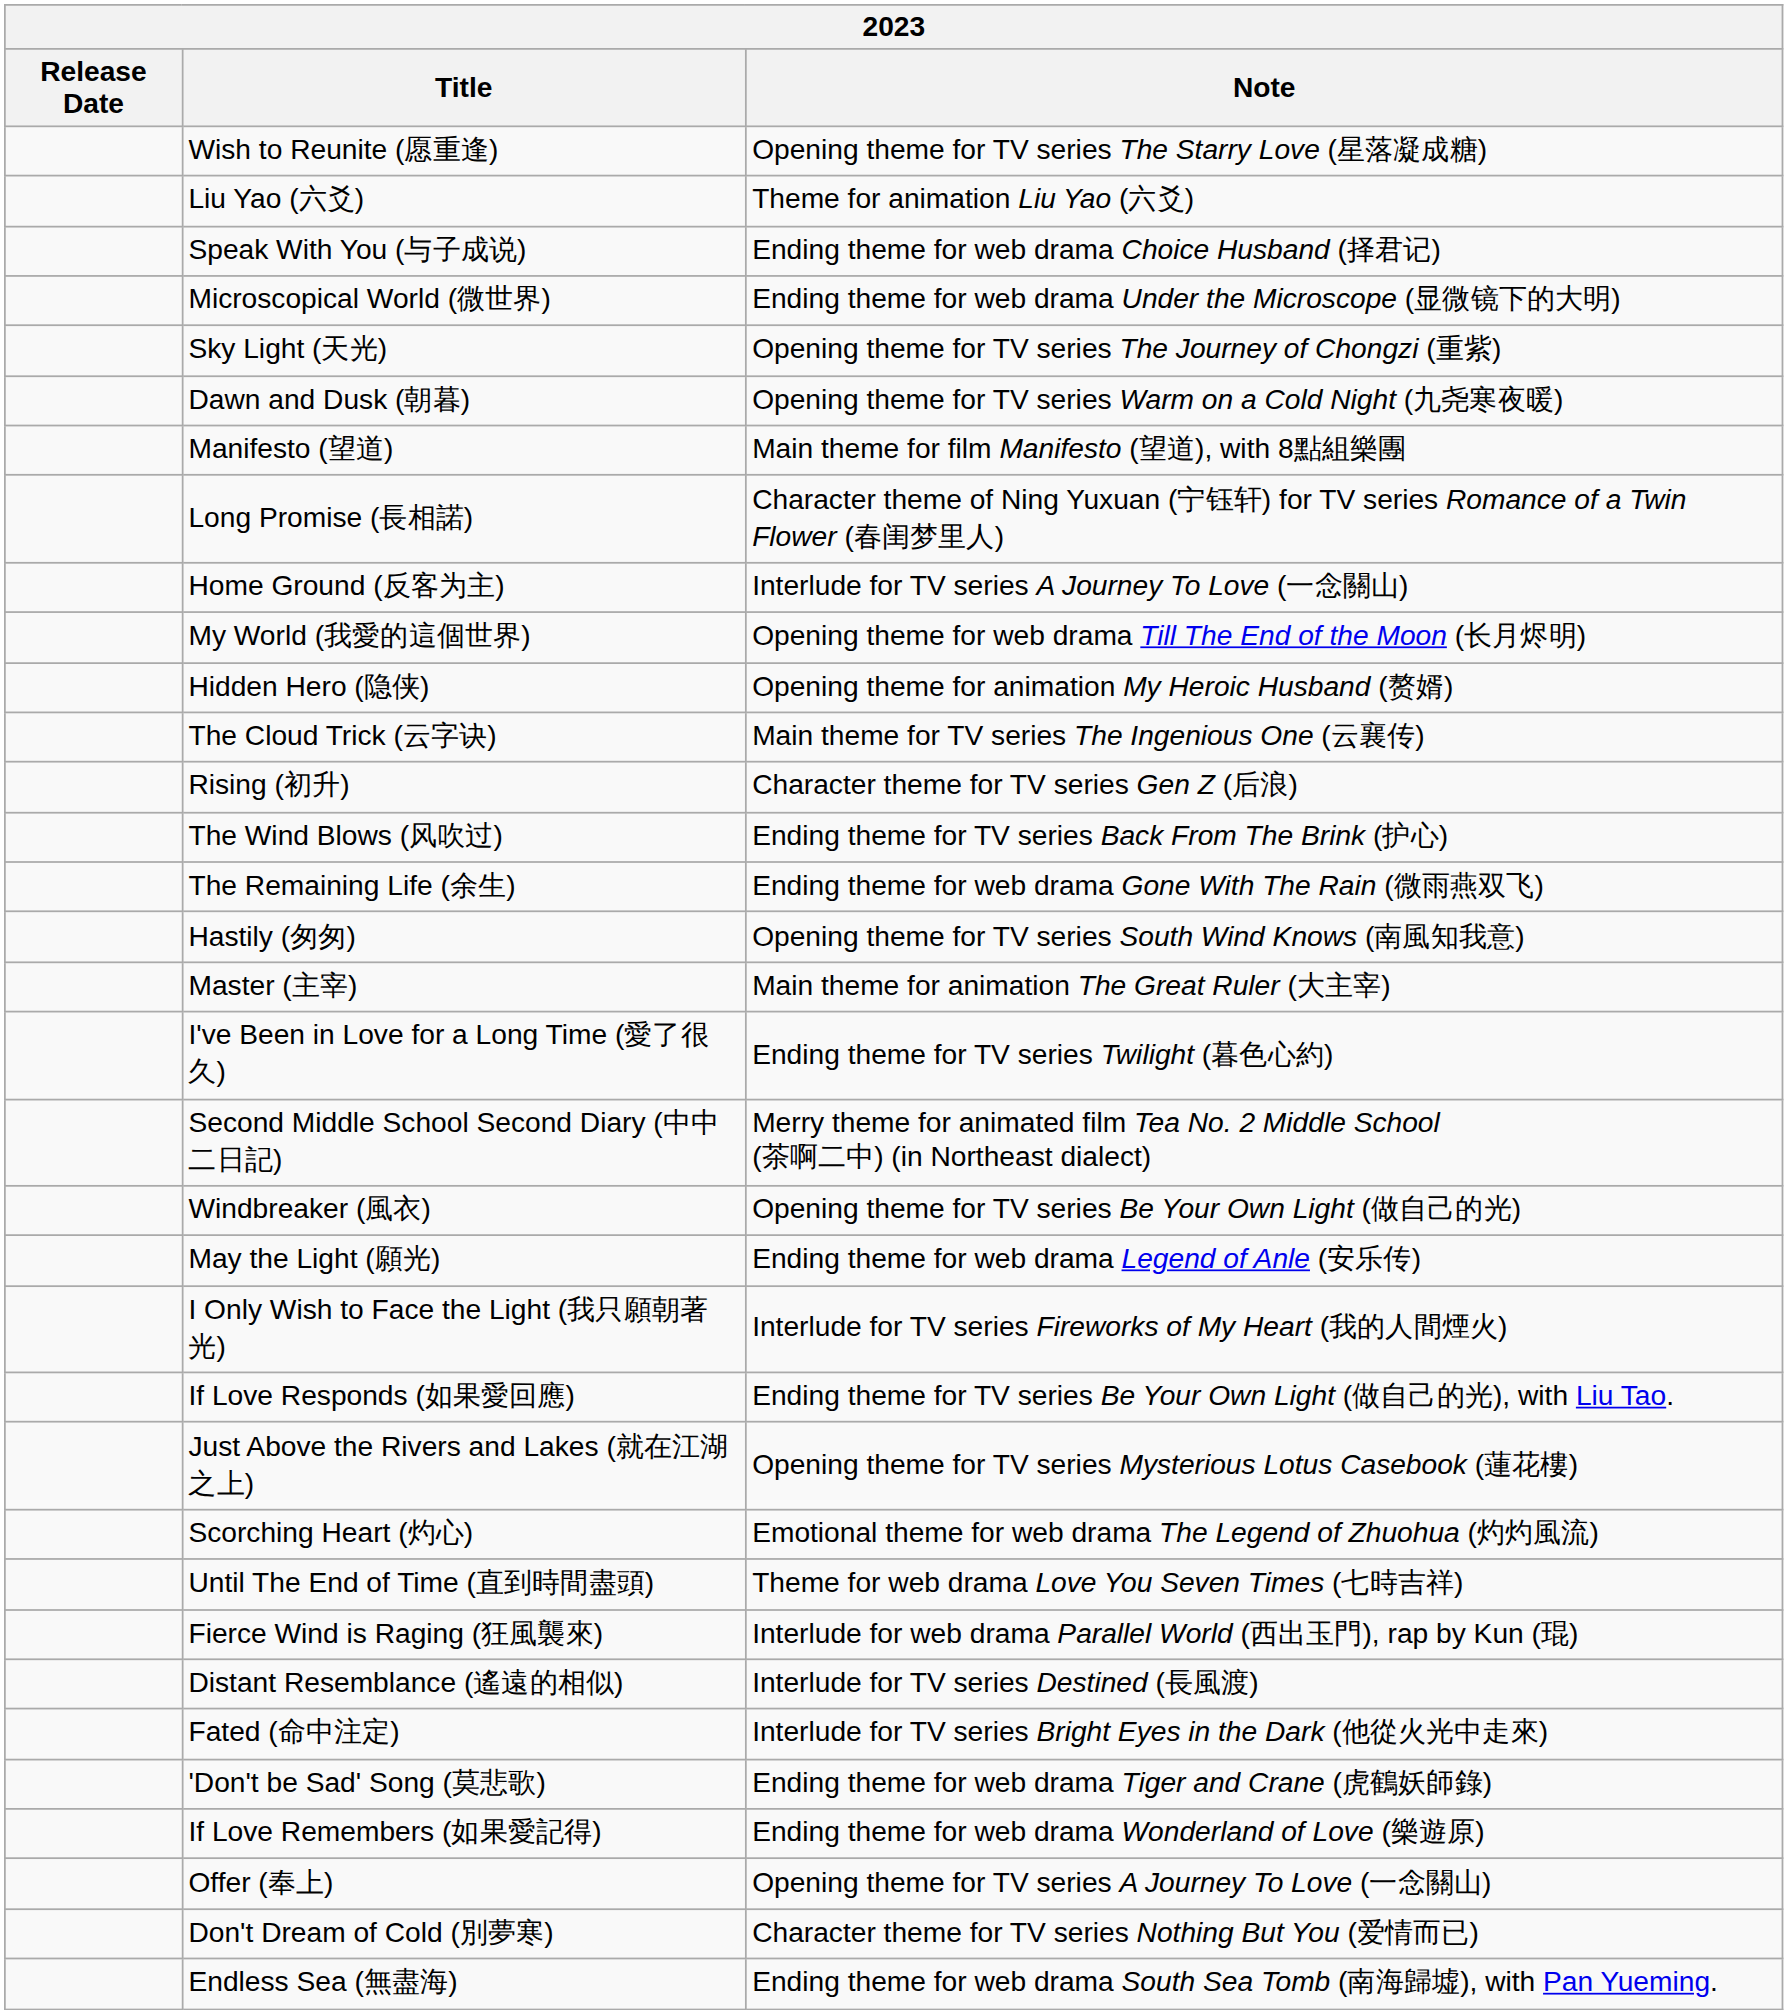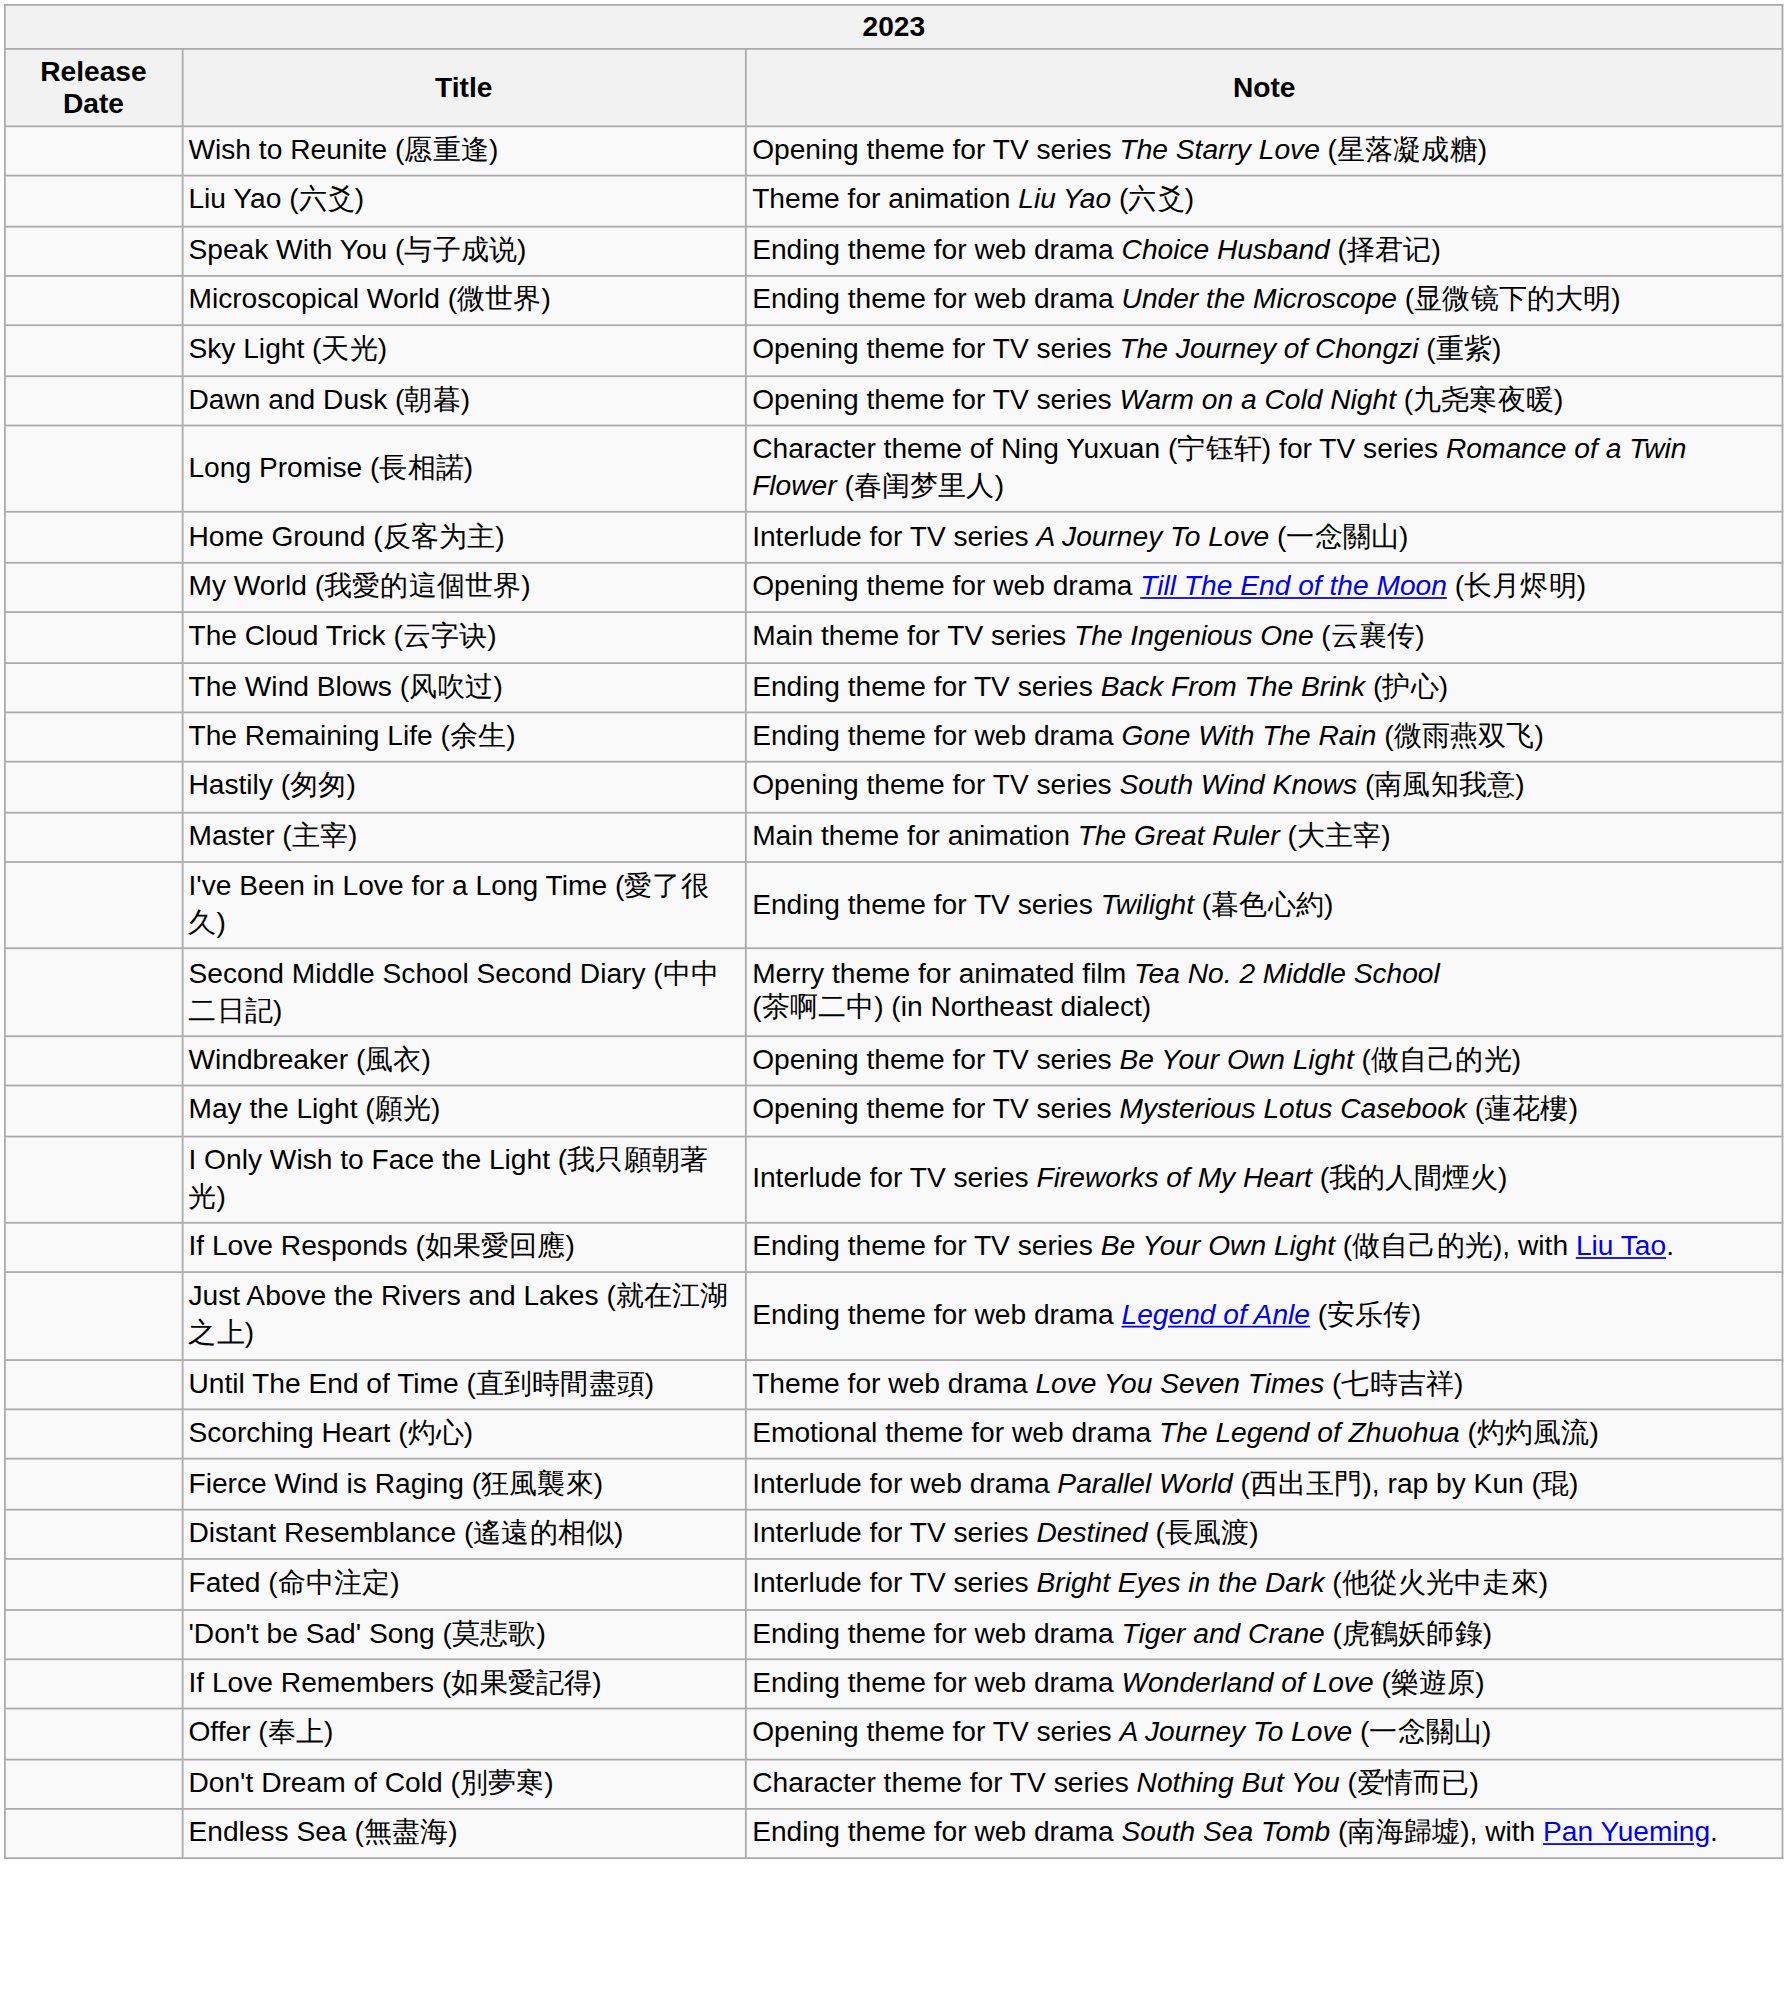- row: (291, 449)
- row: (309, 685)
- row: (269, 785)
(1087, 1259) Ending theme for web drama Legend of Anle (安乐传) -> (1165, 1109) Opening theme for TV series Mysterious Lotus Casebook (蓮花樓)
(1165, 1464) Opening theme for TV series Mysterious Lotus Casebook (蓮花樓) -> (1087, 1314) Ending theme for web drama Legend of Anle (安乐传)
rows swapped: (421, 1582) <-> (331, 1532)
